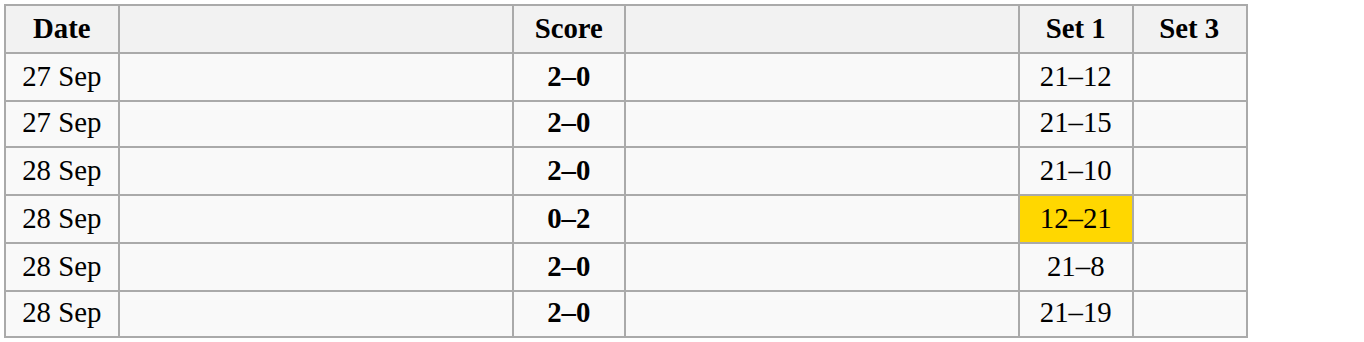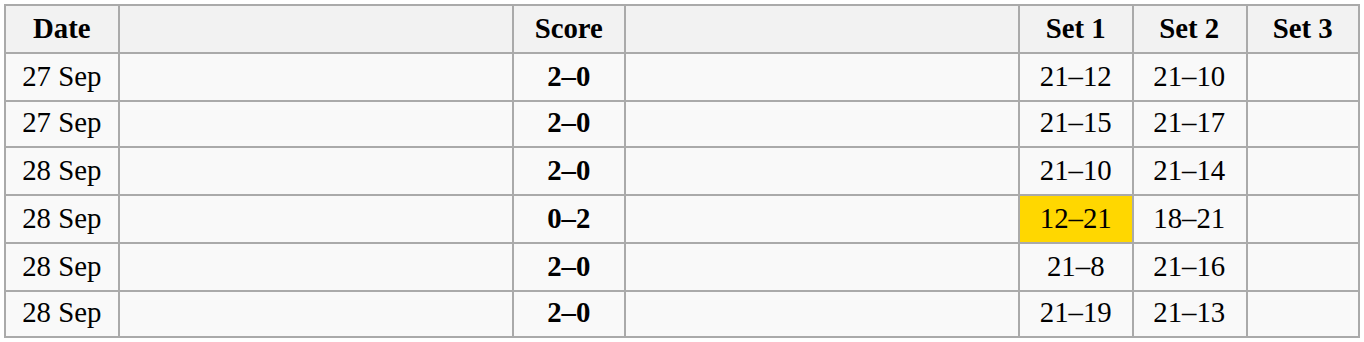+ column: (1189, 28)
